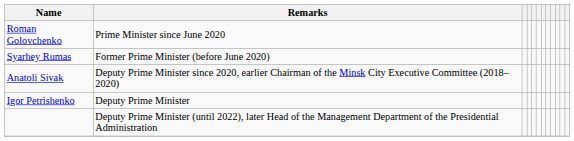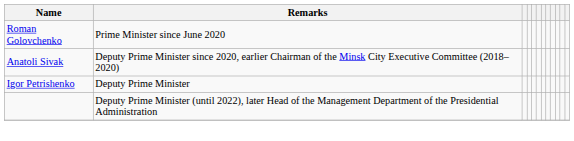- row: (39, 56)
